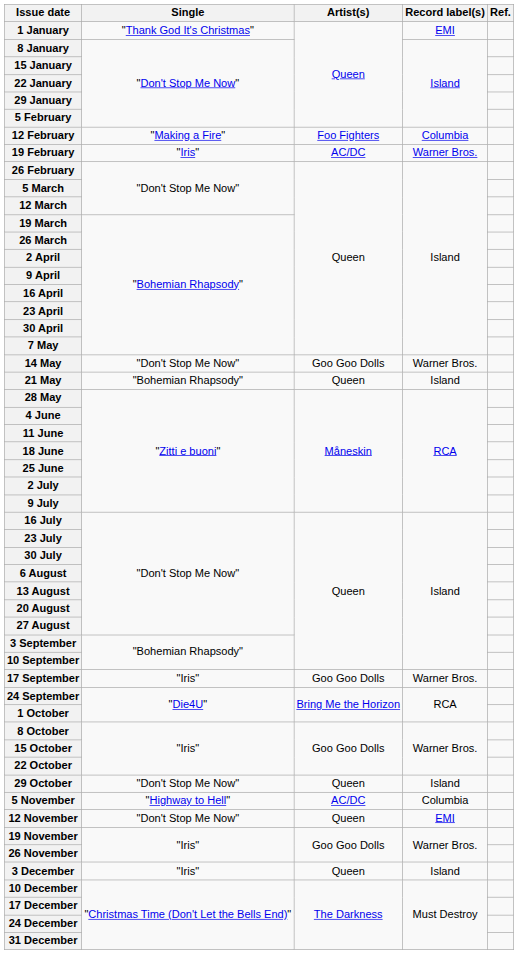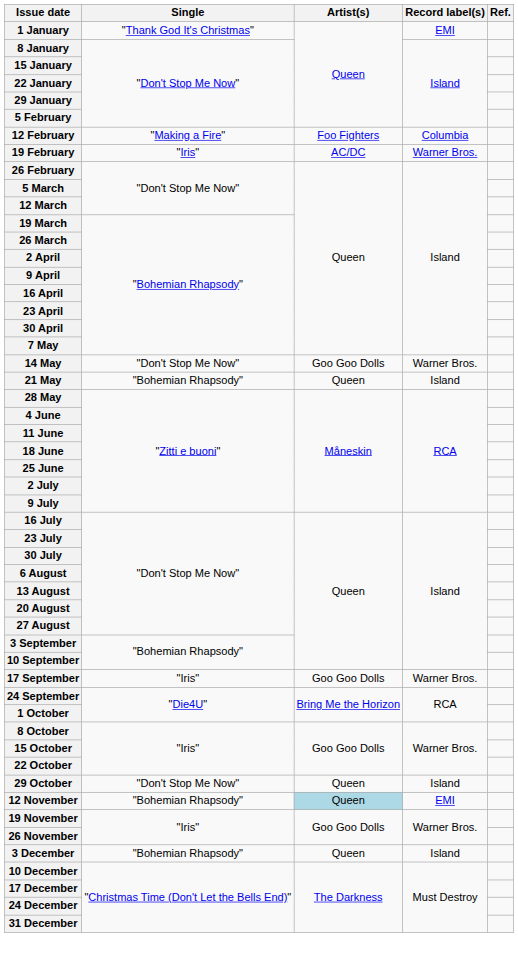- row: (43, 801)
(188, 818) "Don't Stop Me Now" -> (188, 801) "Bohemian Rhapsody"
(348, 818) no background -> (348, 801) lightblue background
(188, 871) "Iris" -> (188, 853) "Bohemian Rhapsody"
